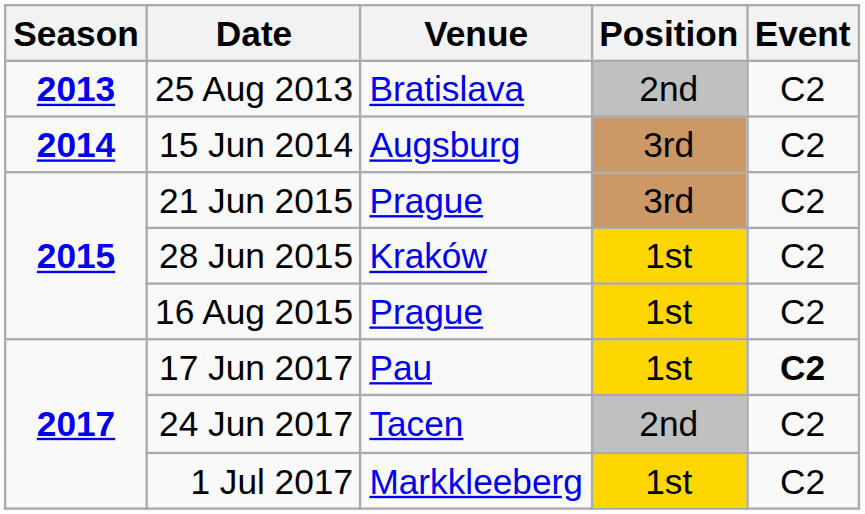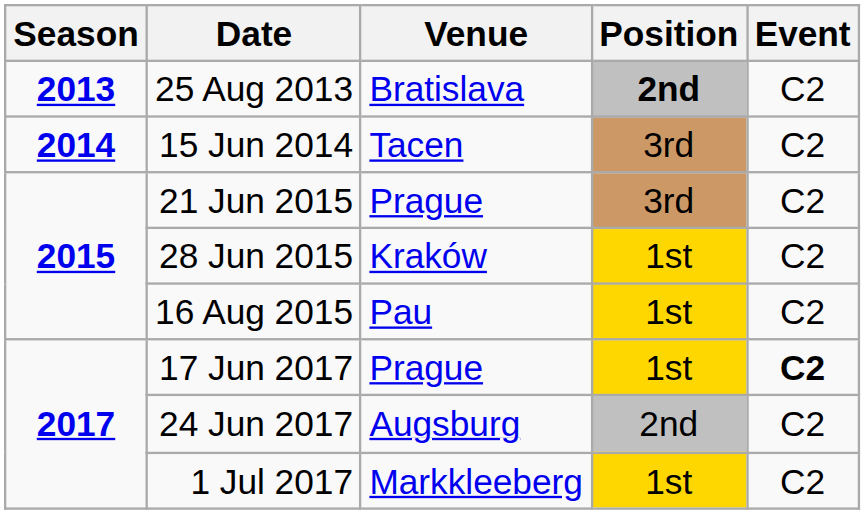(669, 89) normal -> (669, 89) bold
(445, 145) Augsburg -> (416, 145) Tacen
(426, 312) Prague -> (401, 312) Pau
(401, 368) Pau -> (426, 368) Prague
(416, 424) Tacen -> (445, 424) Augsburg
